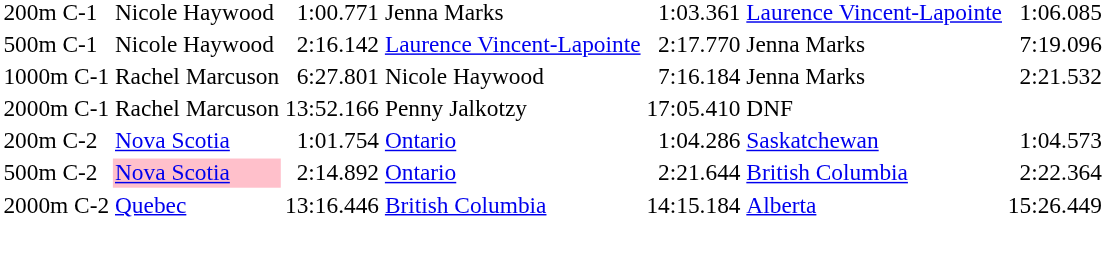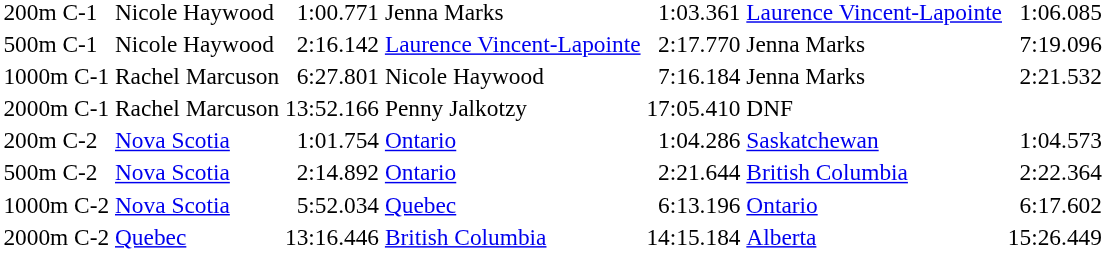(172, 172) pink background -> (172, 172) no background
+ row: (56, 205)
